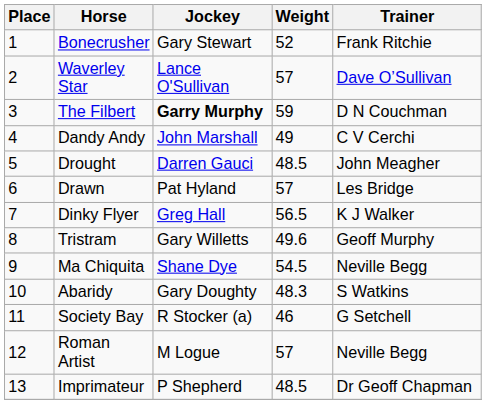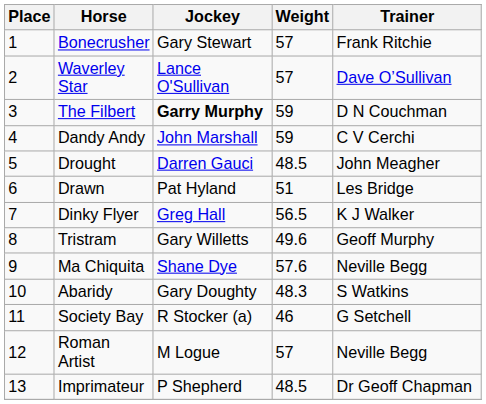(285, 42) 52 -> (285, 42) 57
(285, 138) 49 -> (285, 138) 59
(285, 189) 57 -> (285, 189) 51
(291, 266) 54.5 -> (291, 266) 57.6
